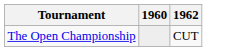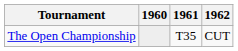+ column: (186, 15)
